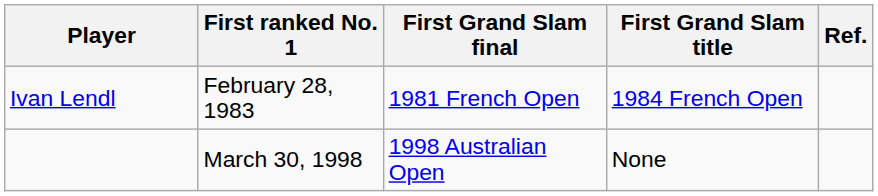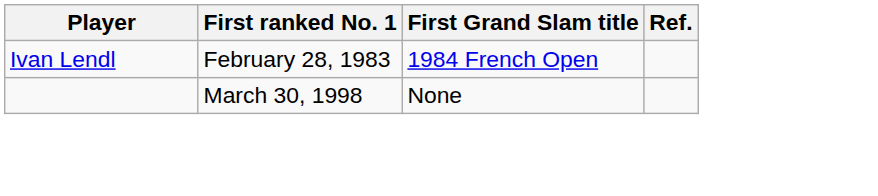- column: (495, 35)
